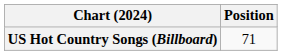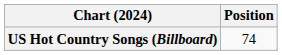(249, 38) 71 -> (249, 38) 74
